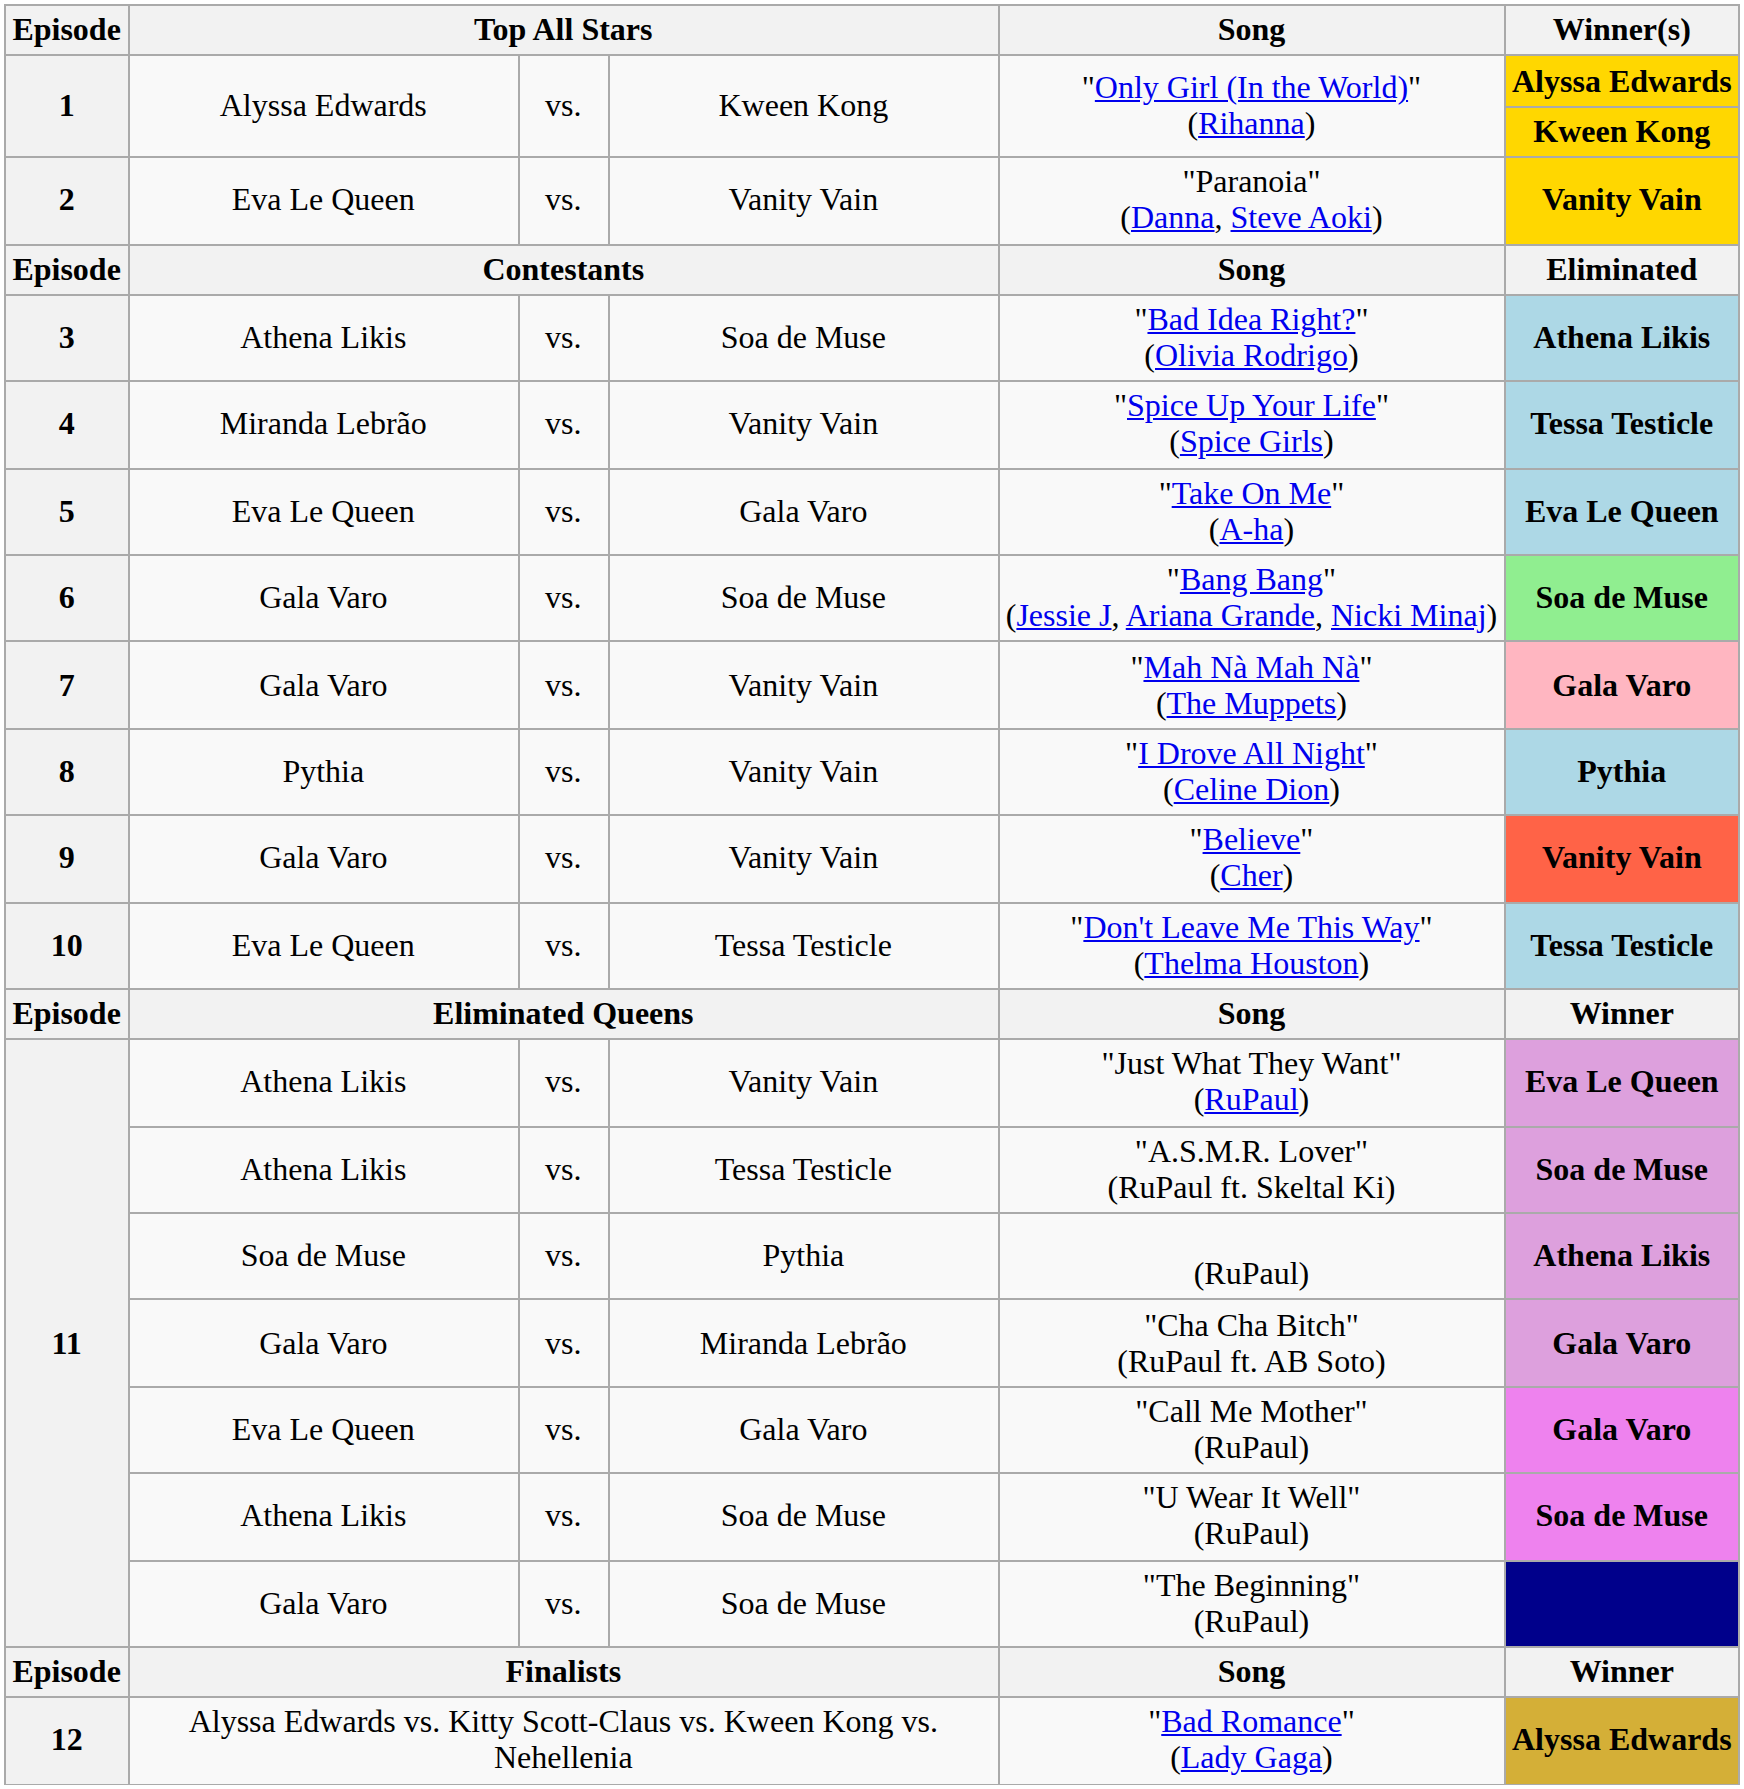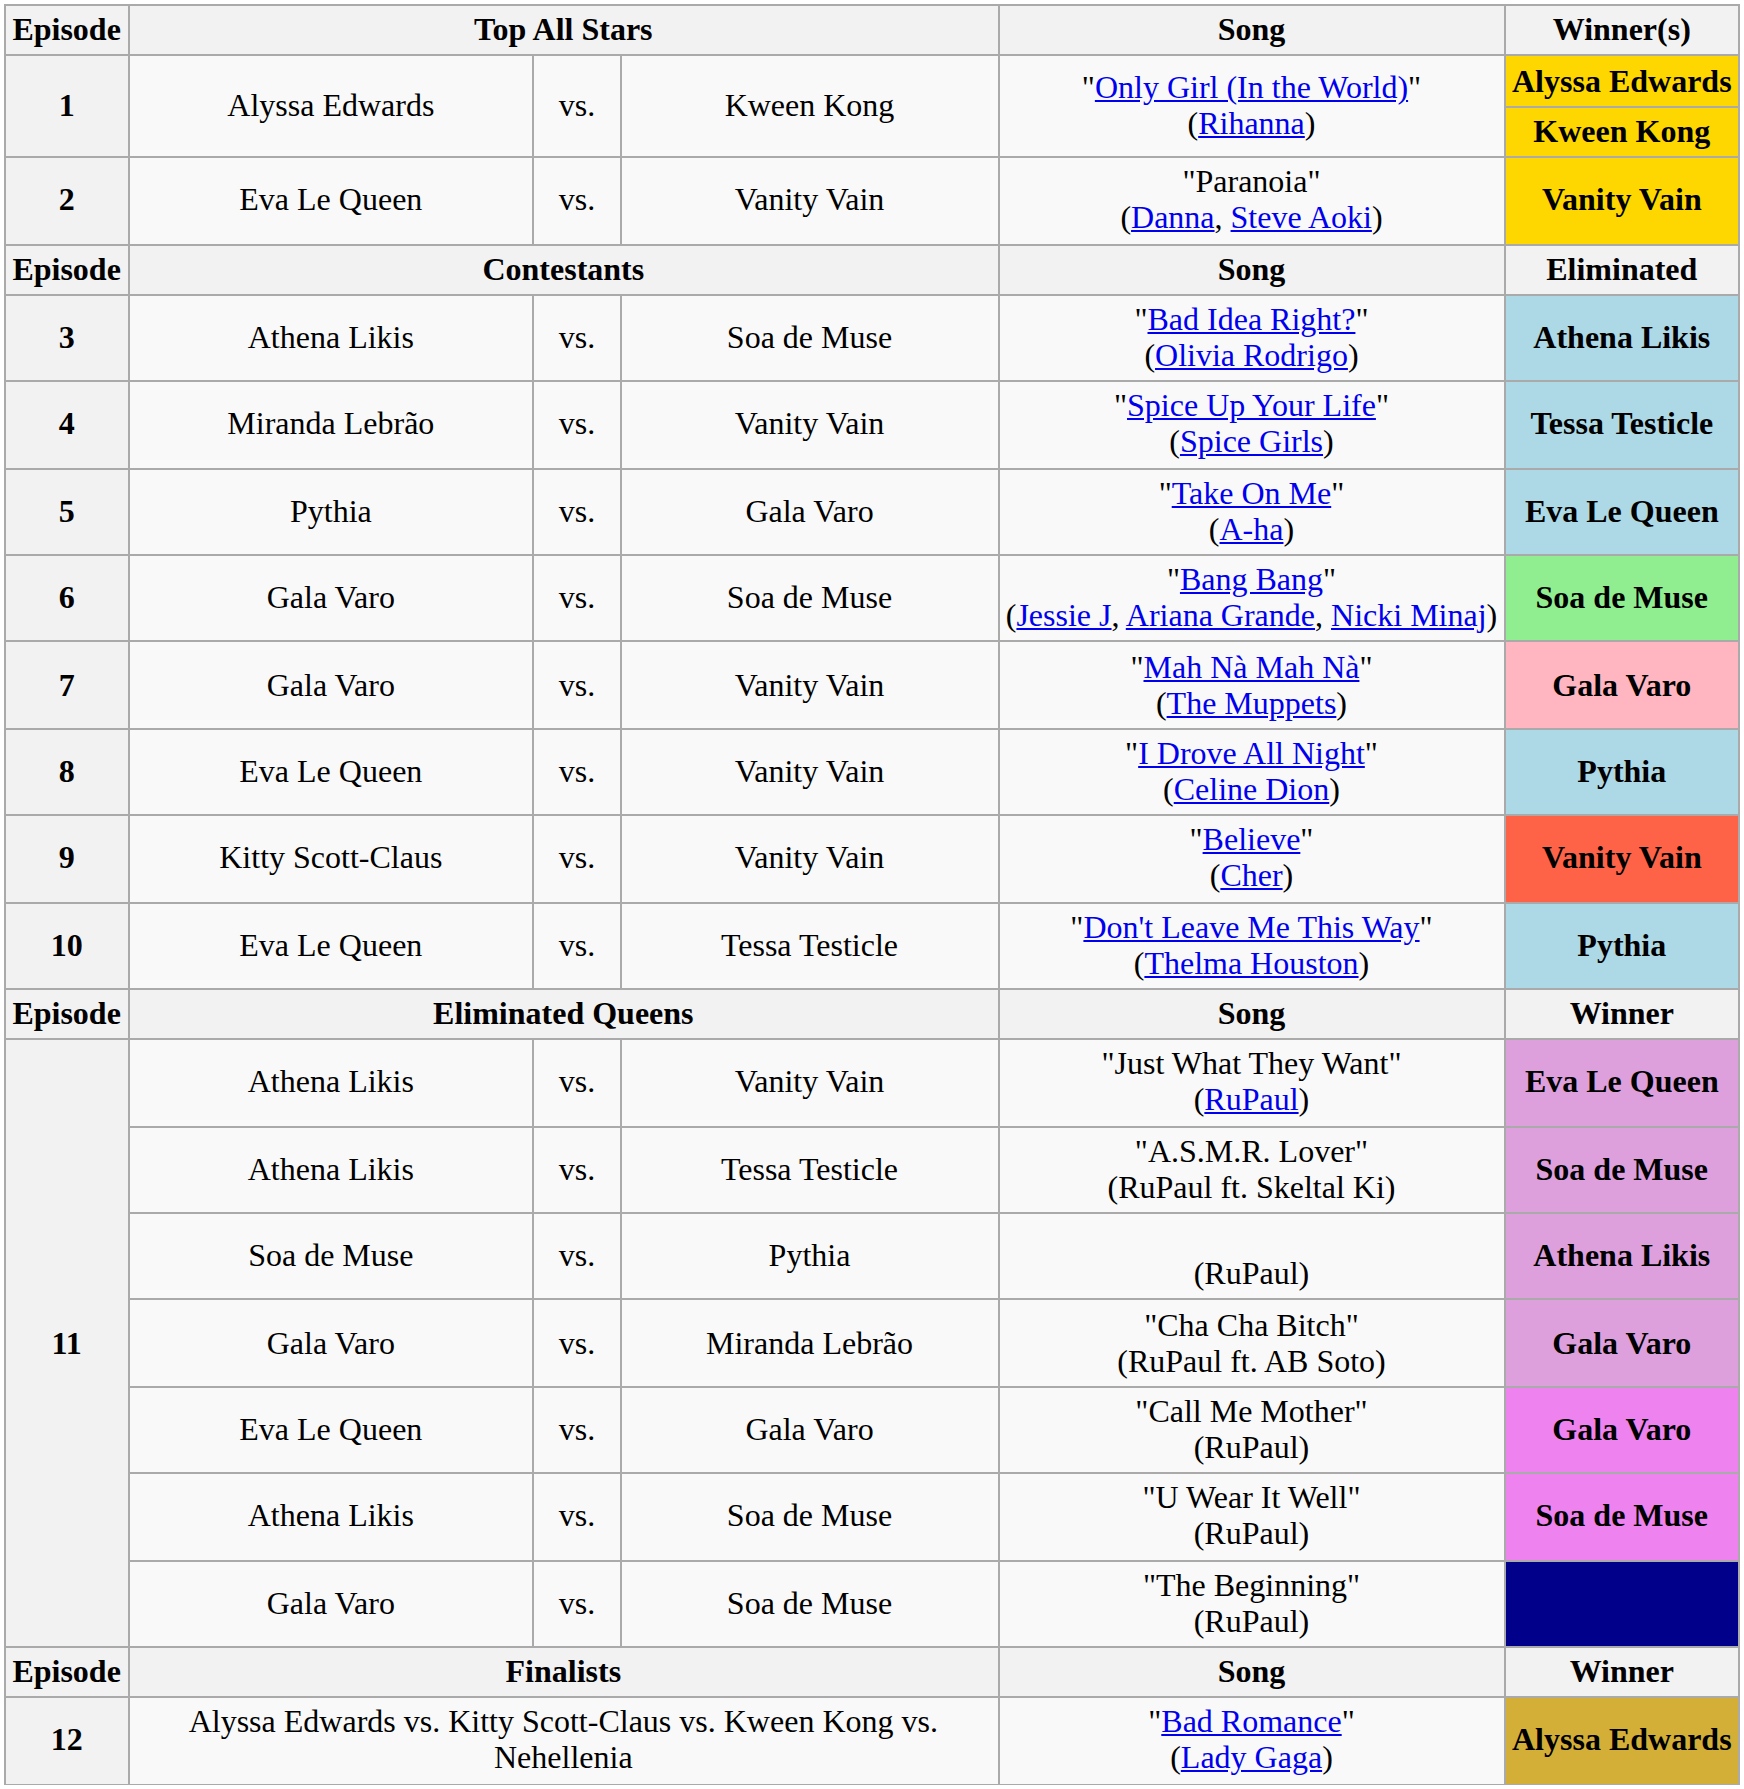(323, 511) Eva Le Queen -> (331, 511) Pythia
(323, 771) Pythia -> (331, 771) Eva Le Queen
(323, 858) Gala Varo -> (331, 858) Kitty Scott-Claus
(1622, 944) Tessa Testicle -> (1622, 944) Pythia
